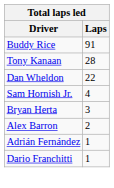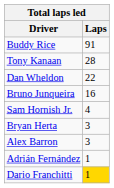+ row: (41, 93)
(88, 126) 2 -> (88, 142) 3
(88, 158) no background -> (88, 175) gold background
